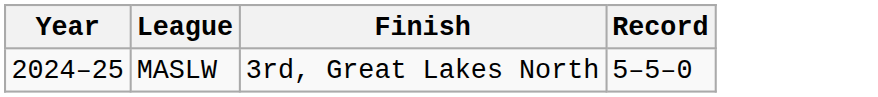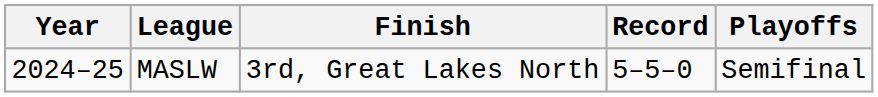+ column: (794, 27)
